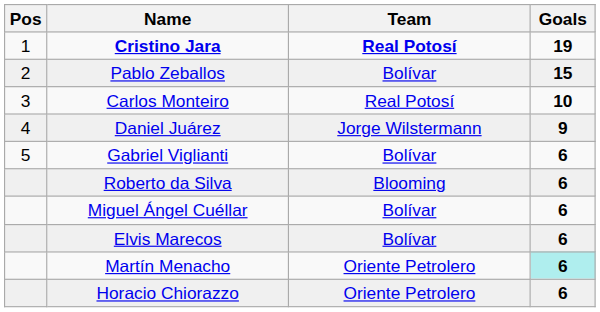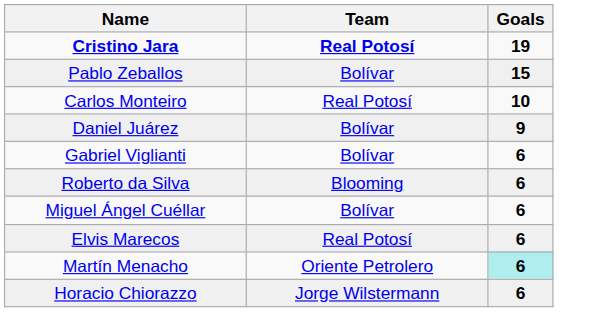- column: (26, 18)
(409, 128) Jorge Wilstermann -> (367, 128) Bolívar
(409, 238) Bolívar -> (367, 238) Real Potosí
(409, 293) Oriente Petrolero -> (367, 293) Jorge Wilstermann
